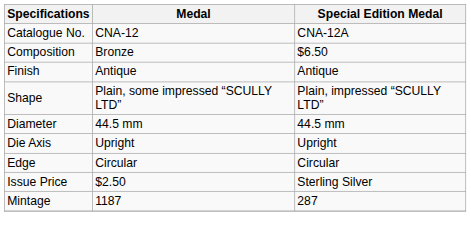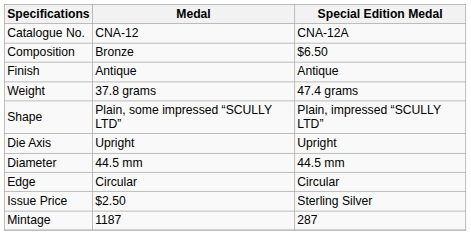+ row: (26, 91)
rows swapped: (32, 124) <-> (29, 143)
